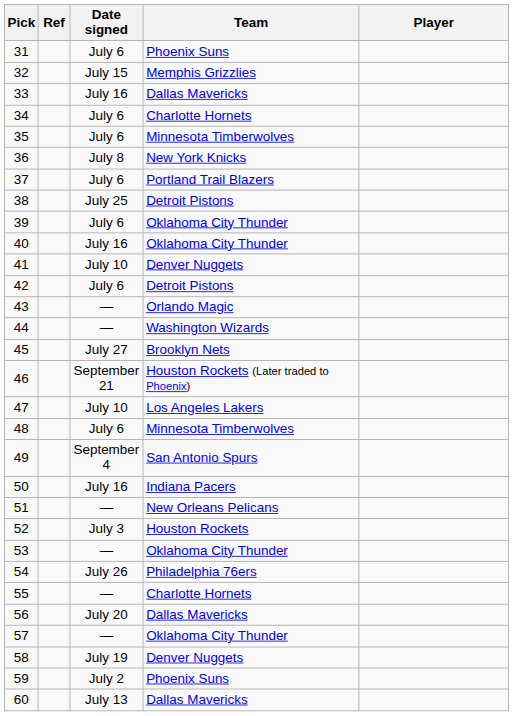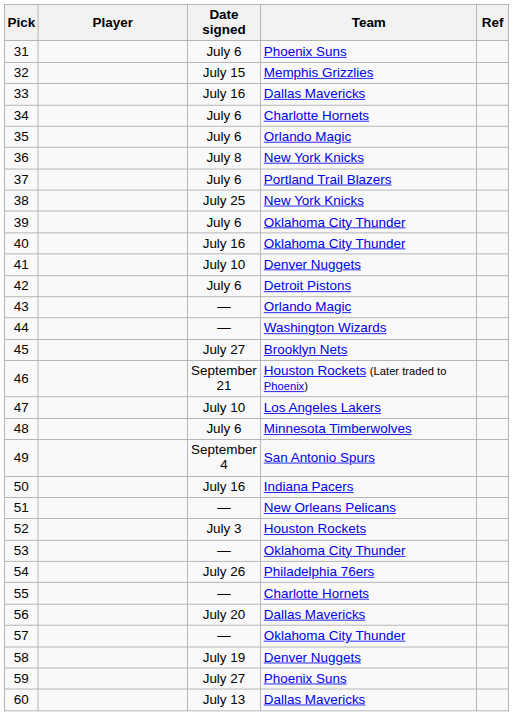columns swapped: (434, 22) <-> (54, 22)
(220, 136) Minnesota Timberwolves -> (307, 136) Orlando Magic
(190, 200) Detroit Pistons -> (314, 200) New York Knicks
(106, 678) July 2 -> (224, 678) July 27
